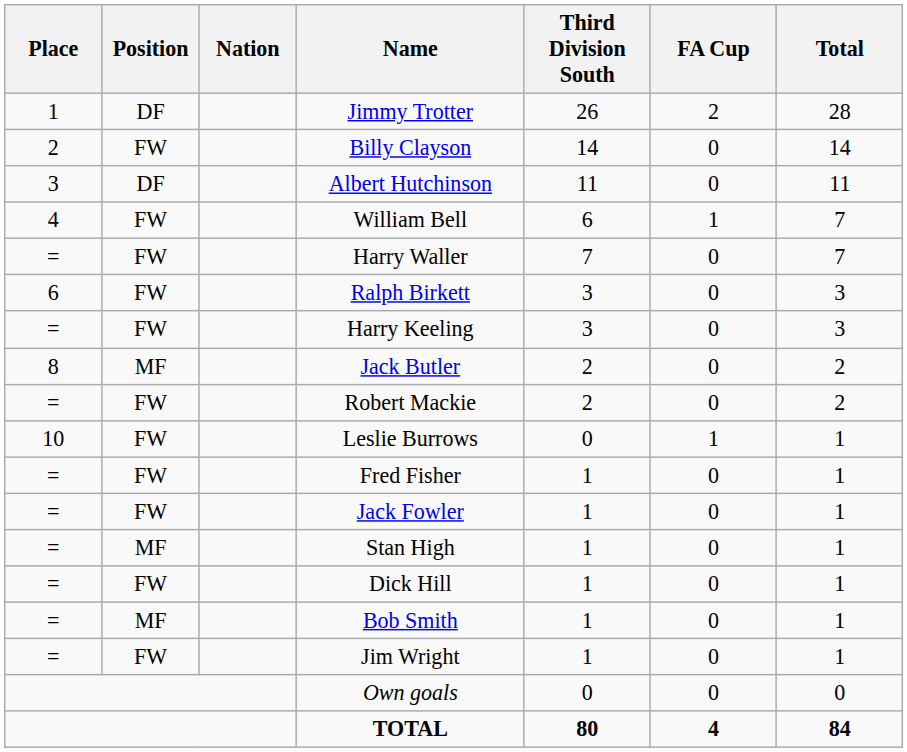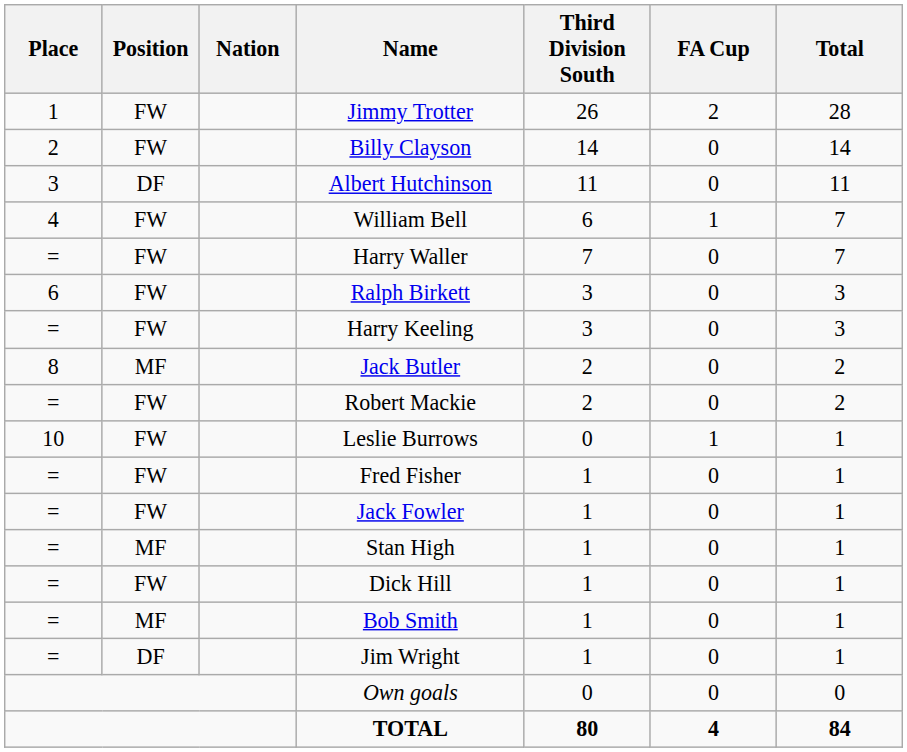(151, 111) DF -> (151, 111) FW
(151, 656) FW -> (151, 656) DF
